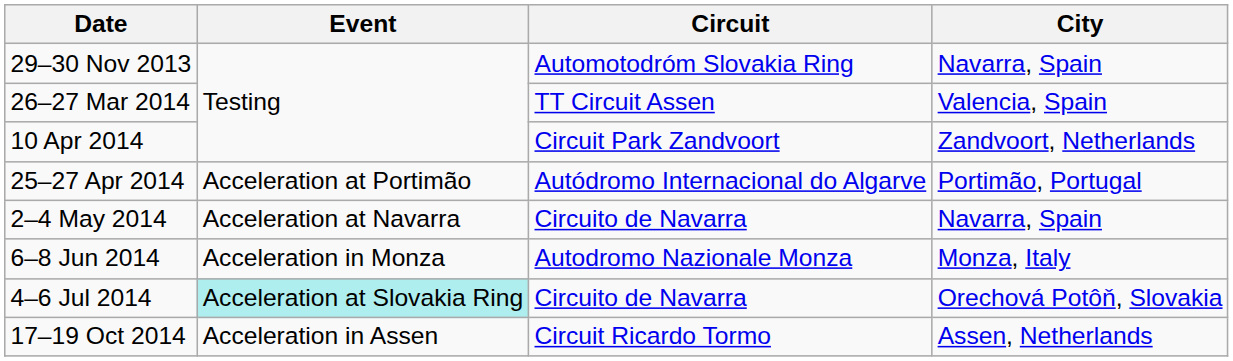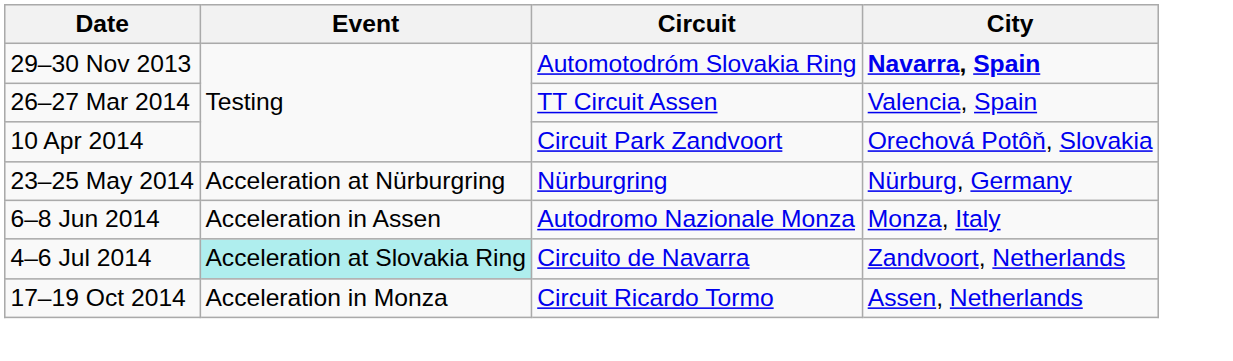(1020, 63) normal -> (954, 63) bold
(1066, 141) Zandvoort, Netherlands -> (1010, 141) Orechová Potôň, Slovakia
- row: (97, 180)
- row: (89, 219)
+ row: (102, 180)
(324, 258) Acceleration in Monza -> (323, 219) Acceleration in Assen
(1080, 297) Orechová Potôň, Slovakia -> (996, 258) Zandvoort, Netherlands
(320, 336) Acceleration in Assen -> (327, 297) Acceleration in Monza
